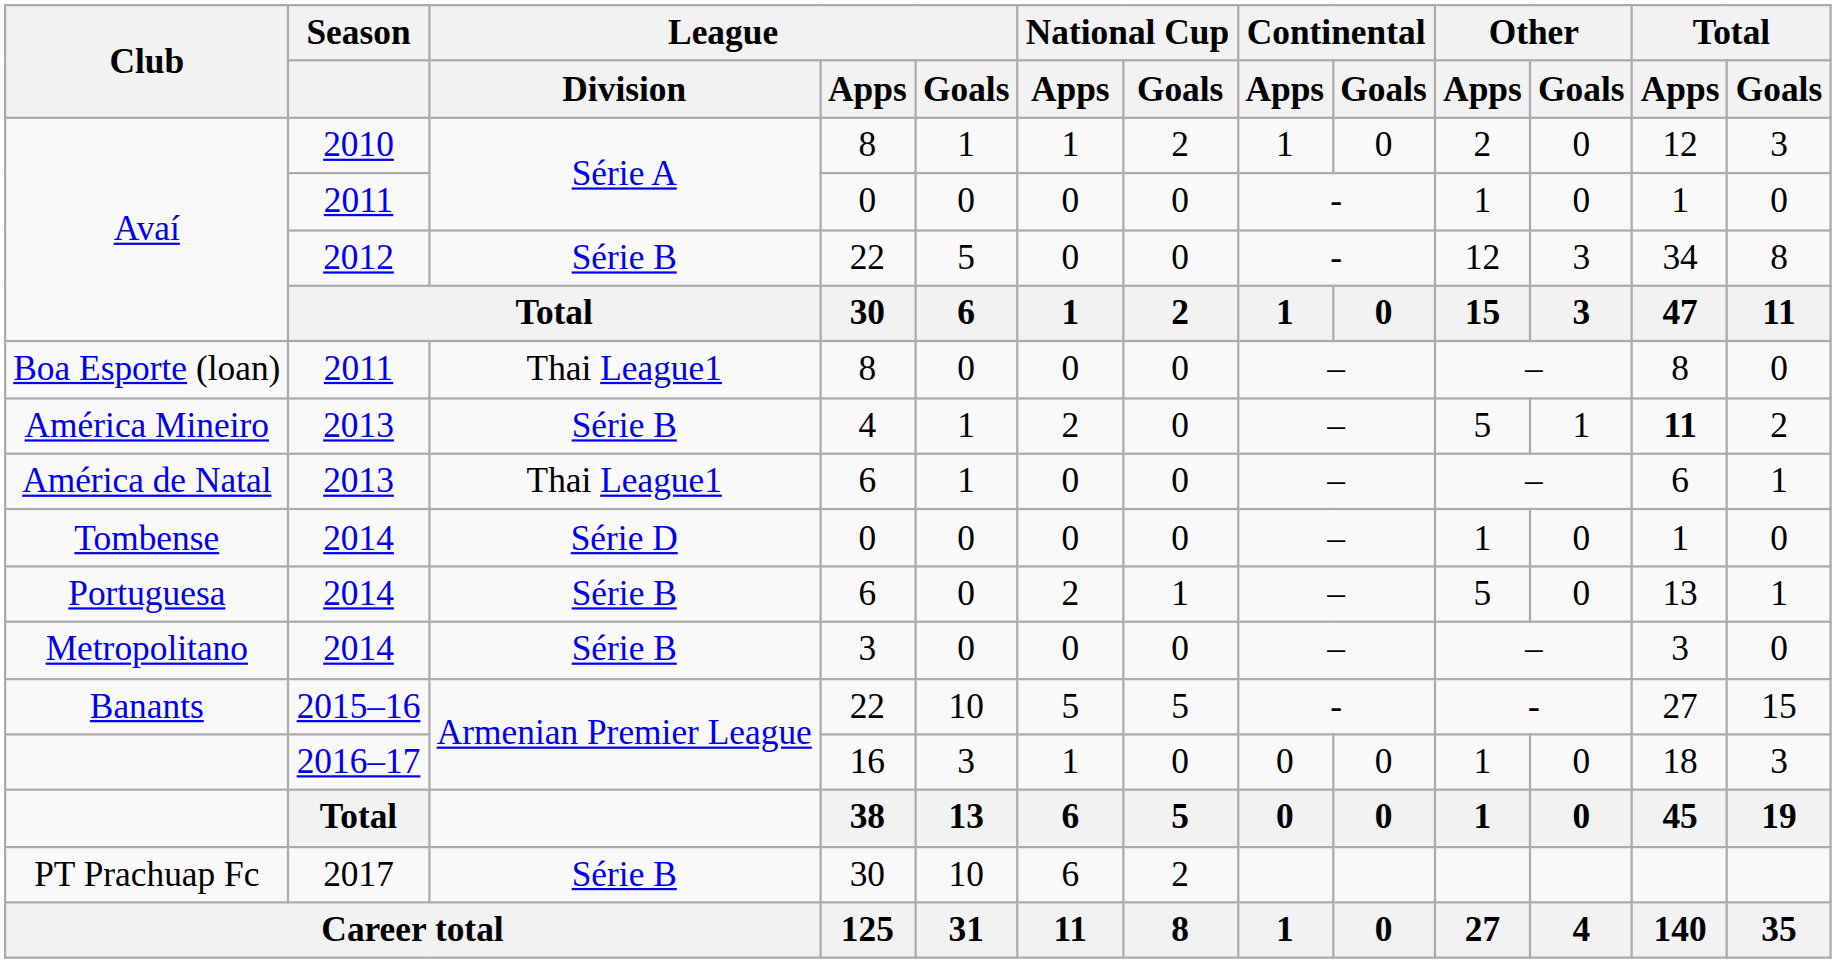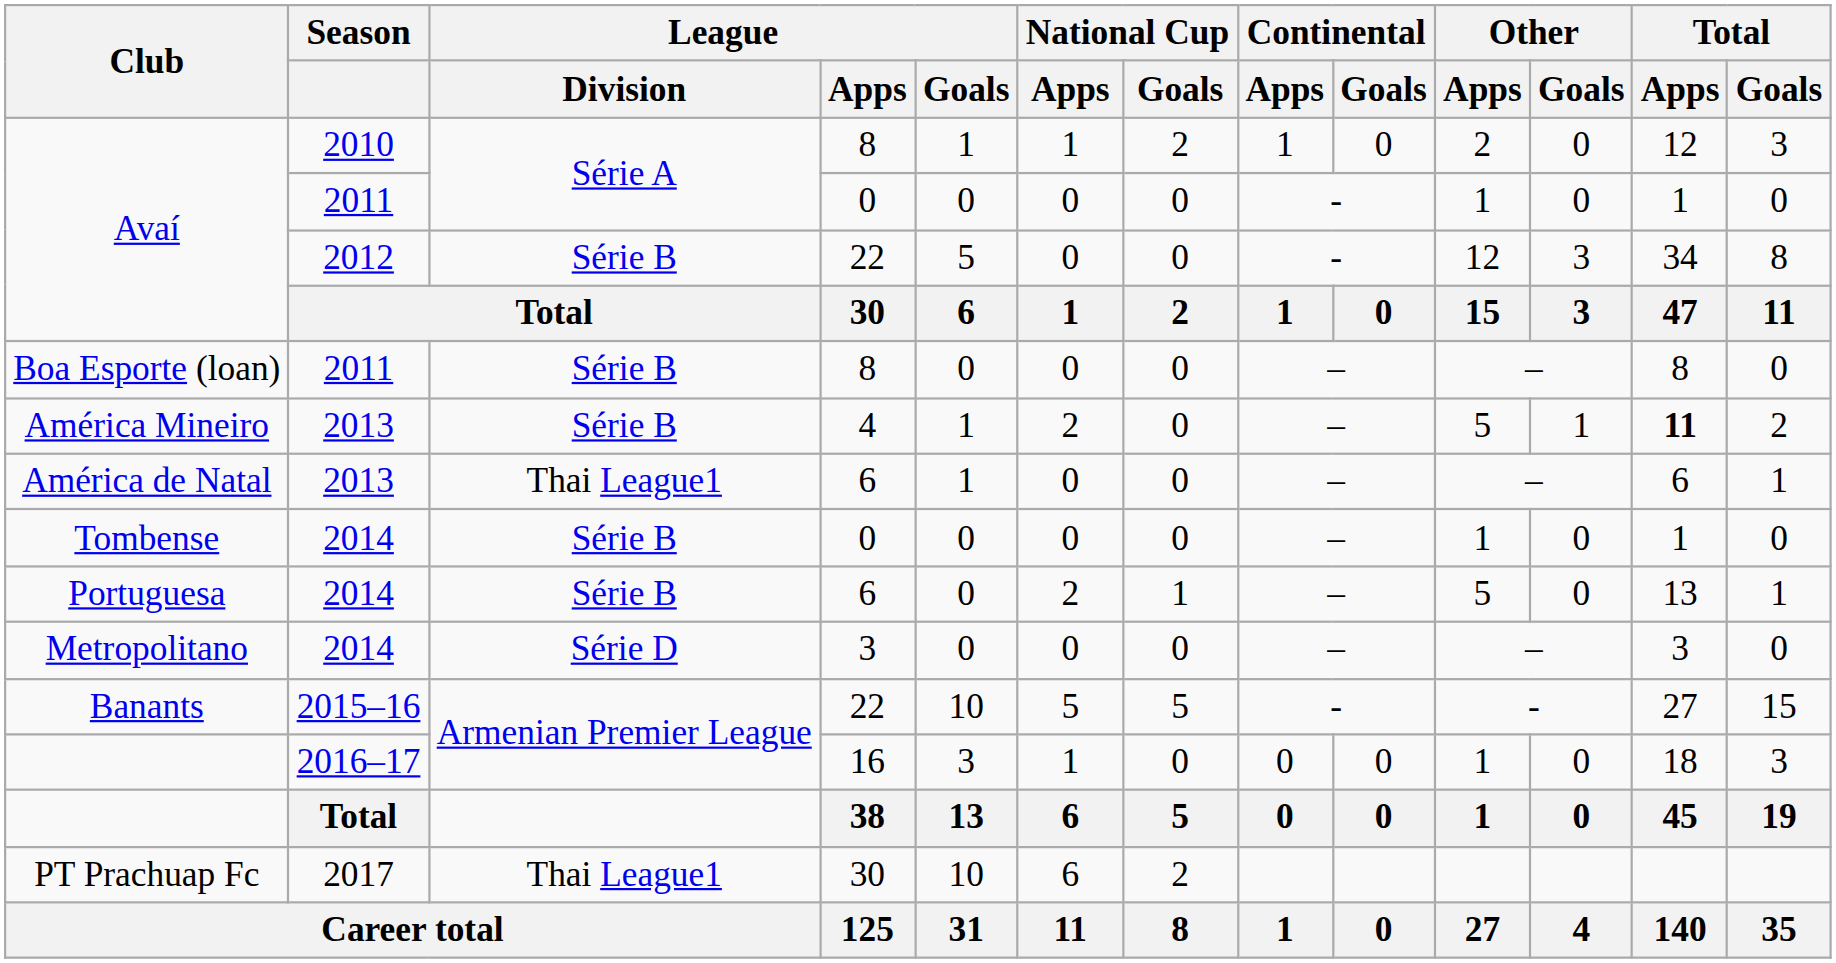(624, 369) Thai League1 -> (624, 369) Série B
(624, 537) Série D -> (624, 537) Série B
(624, 649) Série B -> (624, 649) Série D
(624, 873) Série B -> (624, 873) Thai League1
